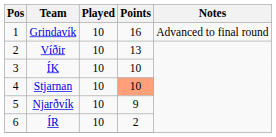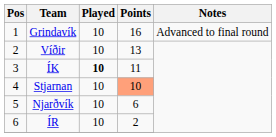(98, 68) normal -> (98, 68) bold
(136, 68) 10 -> (136, 68) 11
(136, 104) 9 -> (136, 104) 6
